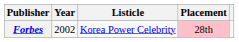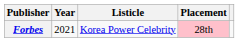(65, 29) 2002 -> (65, 29) 2021
